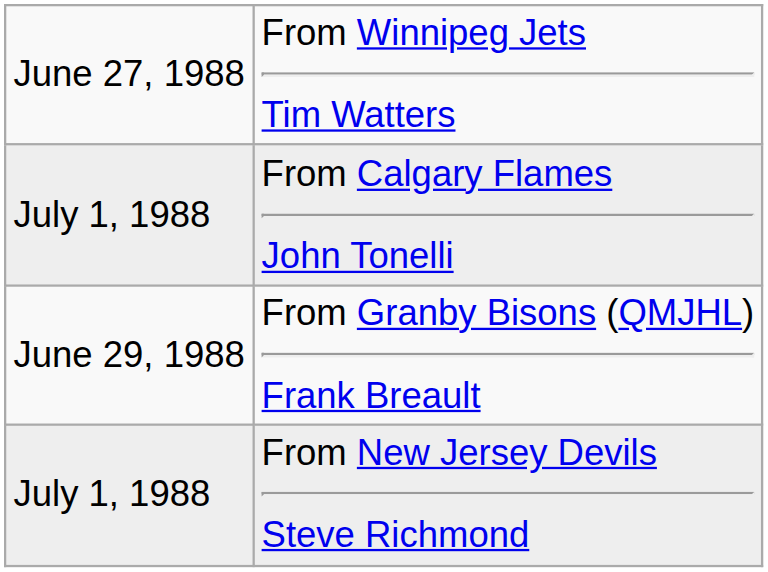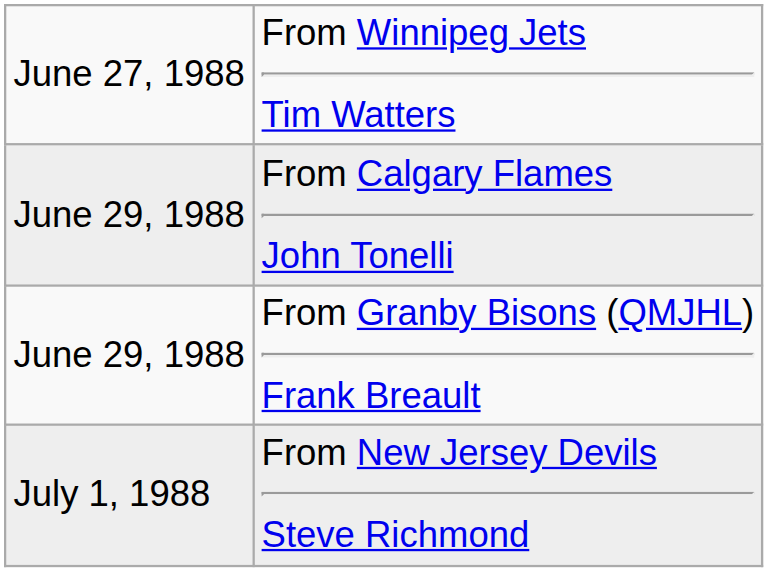(112, 214) July 1, 1988 -> (129, 214) June 29, 1988
